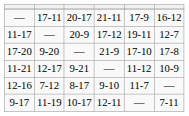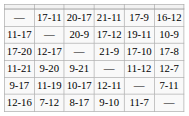(169, 34) 12-7 -> (169, 34) 10-9
(49, 51) 9-20 -> (49, 51) 12-17
(49, 68) 12-17 -> (49, 68) 9-20
(169, 68) 10-9 -> (169, 68) 12-7
rows swapped: (19, 102) <-> (19, 85)
